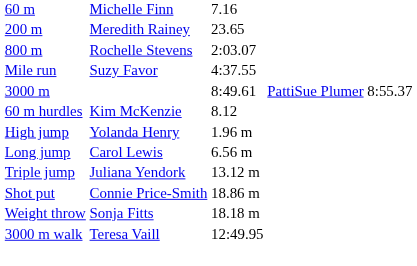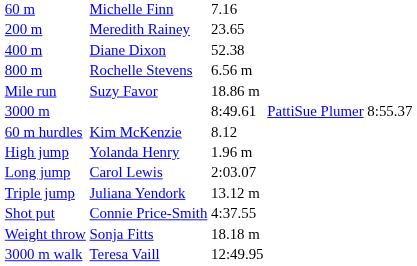+ row: (24, 50)
(234, 50) 2:03.07 -> (232, 70) 6.56 m
(234, 70) 4:37.55 -> (235, 91) 18.86 m
(232, 152) 6.56 m -> (234, 172) 2:03.07
(235, 193) 18.86 m -> (234, 213) 4:37.55
